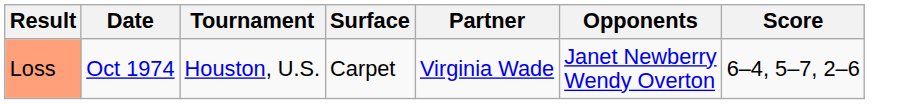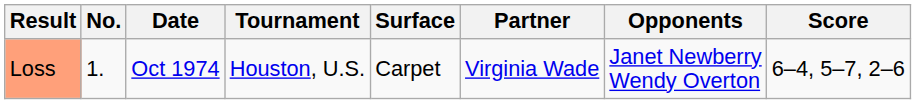+ column: (104, 21)
